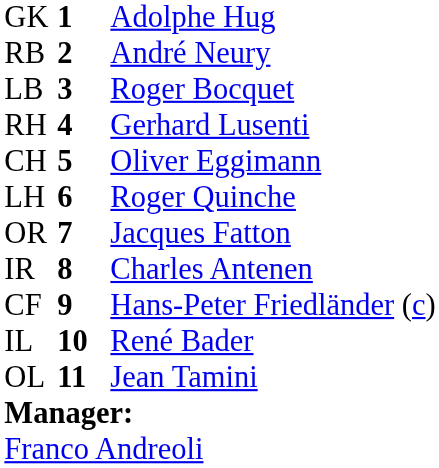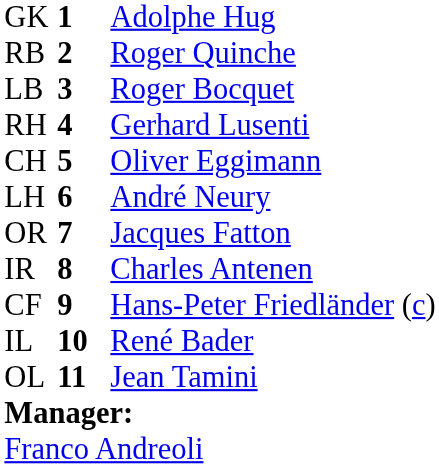(190, 52) André Neury -> (203, 52) Roger Quinche
(203, 196) Roger Quinche -> (190, 196) André Neury
